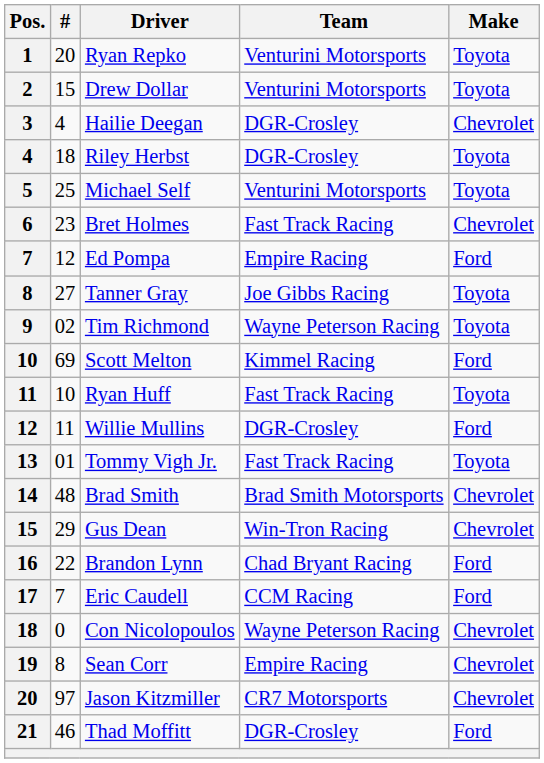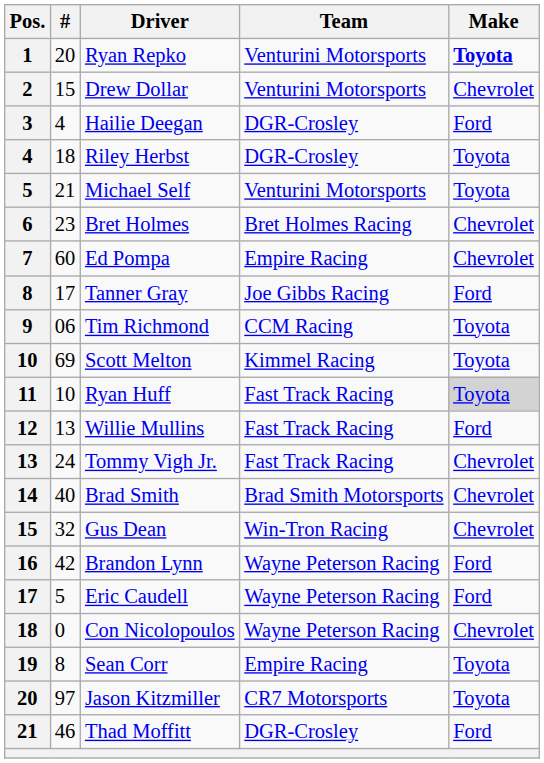(481, 55) normal -> (483, 55) bold
(481, 89) Toyota -> (494, 89) Chevrolet
(494, 123) Chevrolet -> (473, 123) Ford
(65, 190) 25 -> (65, 190) 21
(319, 224) Fast Track Racing -> (328, 224) Bret Holmes Racing
(65, 258) 12 -> (65, 258) 60
(473, 258) Ford -> (494, 258) Chevrolet
(65, 292) 27 -> (65, 292) 17
(481, 292) Toyota -> (473, 292) Ford
(65, 326) 02 -> (65, 326) 06
(342, 326) Wayne Peterson Racing -> (299, 326) CCM Racing
(473, 359) Ford -> (481, 359) Toyota
(481, 393) no background -> (481, 393) lightgrey background
(65, 427) 11 -> (65, 427) 13
(301, 427) DGR-Crosley -> (319, 427) Fast Track Racing
(65, 461) 01 -> (65, 461) 24
(481, 461) Toyota -> (494, 461) Chevrolet
(65, 495) 48 -> (65, 495) 40
(65, 529) 29 -> (65, 529) 32
(65, 562) 22 -> (65, 562) 42
(328, 562) Chad Bryant Racing -> (342, 562) Wayne Peterson Racing
(60, 596) 7 -> (60, 596) 5
(299, 596) CCM Racing -> (342, 596) Wayne Peterson Racing
(494, 664) Chevrolet -> (481, 664) Toyota
(494, 698) Chevrolet -> (481, 698) Toyota
